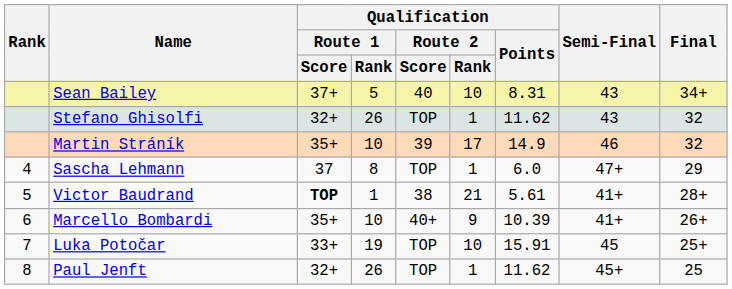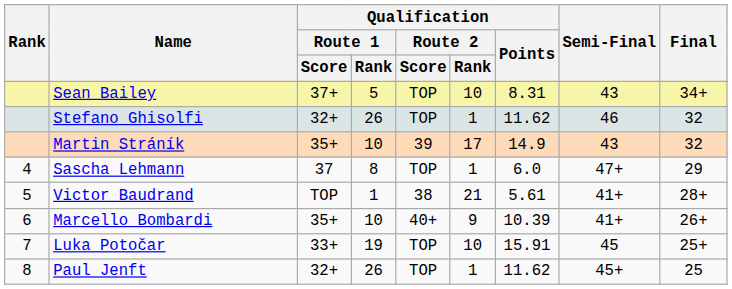(423, 94) 40 -> (423, 94) TOP
(609, 119) 43 -> (609, 119) 46
(609, 144) 46 -> (609, 144) 43
(324, 195) bold -> (324, 195) normal
